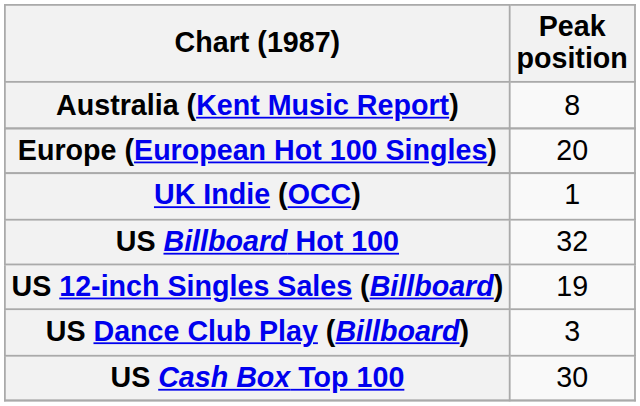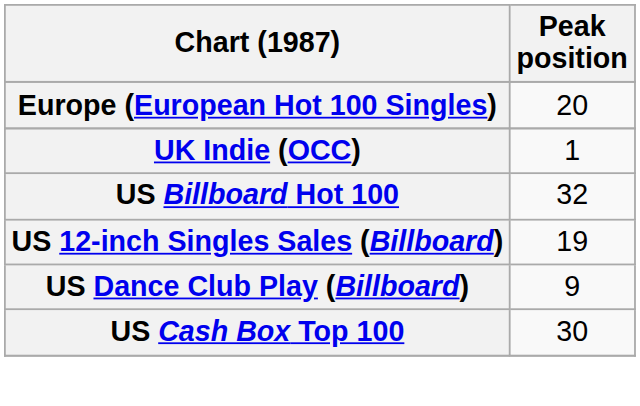- row: (257, 104)
(572, 331) 3 -> (572, 286) 9
